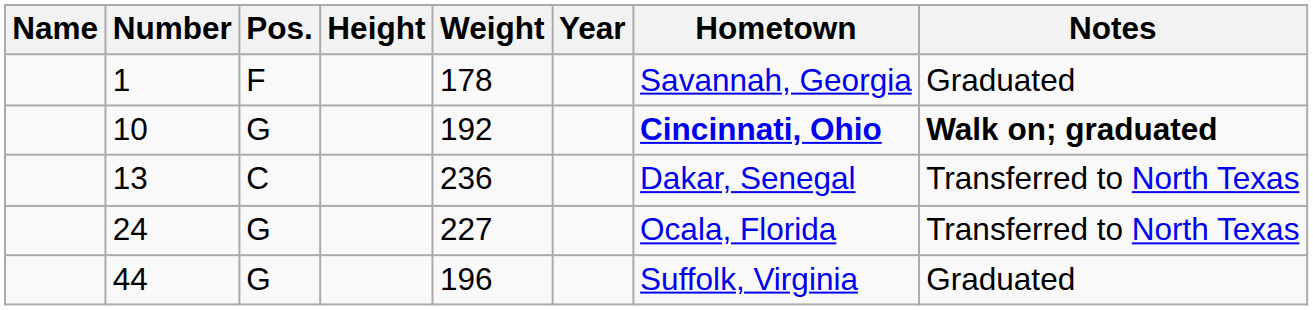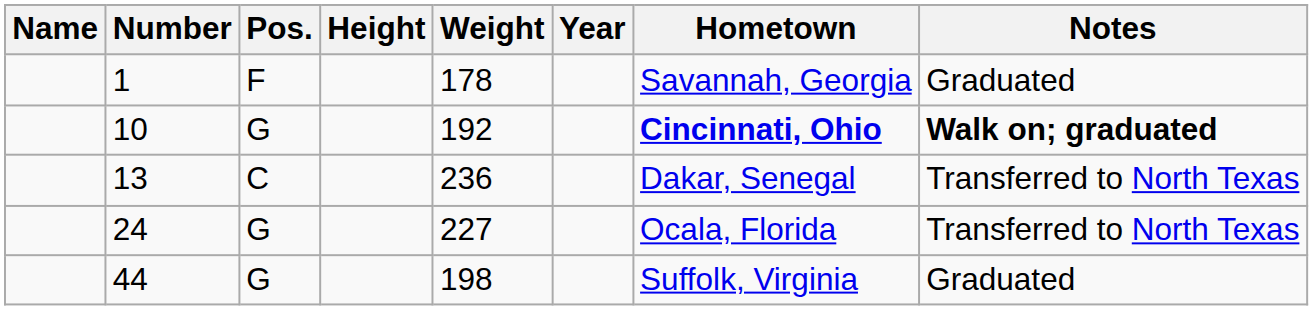(466, 279) 196 -> (466, 279) 198
